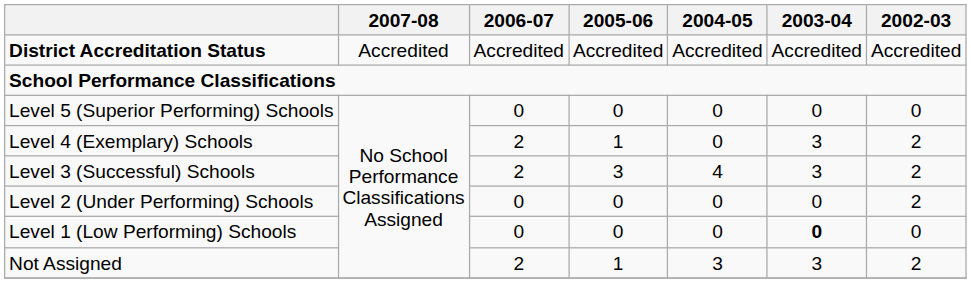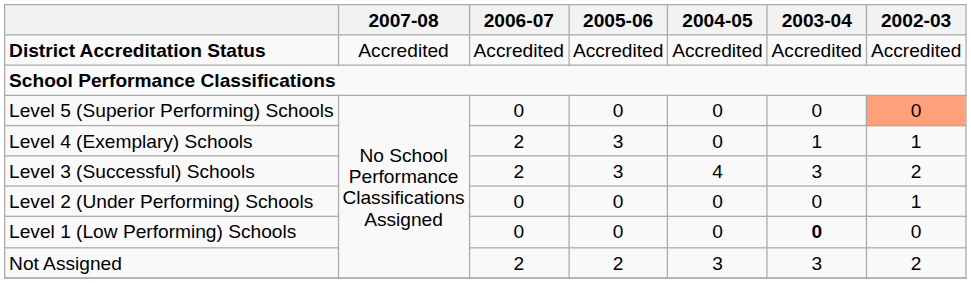(916, 111) no background -> (916, 111) lightsalmon background
(618, 141) 1 -> (618, 141) 3
(817, 141) 3 -> (817, 141) 1
(916, 141) 2 -> (916, 141) 1
(916, 202) 2 -> (916, 202) 1
(618, 263) 1 -> (618, 263) 2
